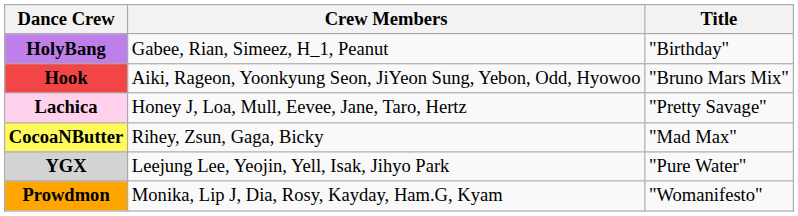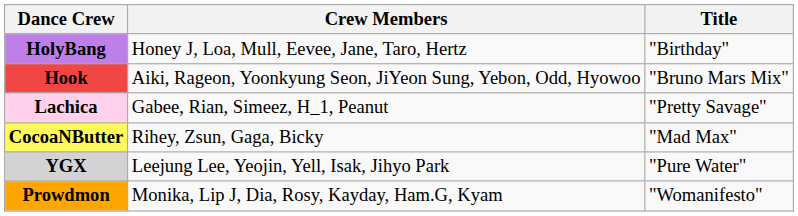(260, 48) Gabee, Rian, Simeez, H_1, Peanut -> (299, 48) Honey J, Loa, Mull, Eevee, Jane, Taro, Hertz
(299, 107) Honey J, Loa, Mull, Eevee, Jane, Taro, Hertz -> (260, 107) Gabee, Rian, Simeez, H_1, Peanut
